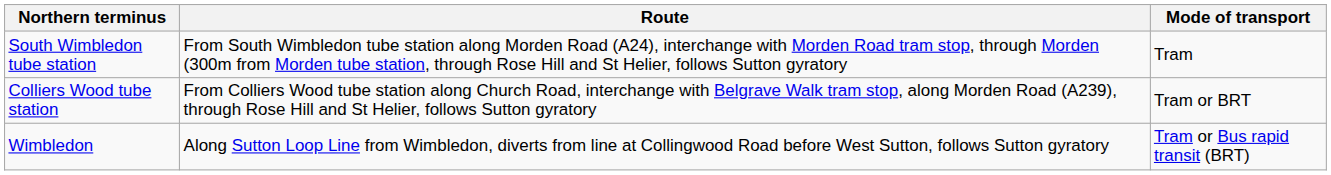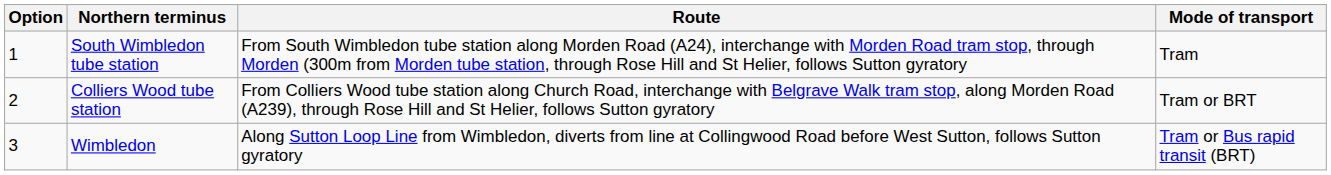+ column: (36, 17)
